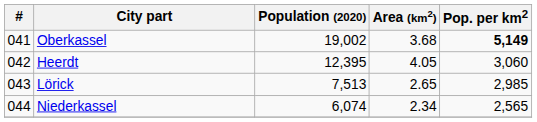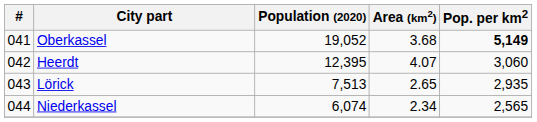(345, 40) 19,002 -> (345, 40) 19,052
(423, 62) 4.05 -> (423, 62) 4.07
(511, 84) 2,985 -> (511, 84) 2,935
